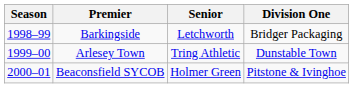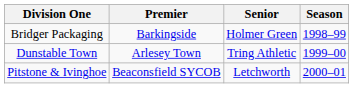columns swapped: (29, 14) <-> (296, 14)
(206, 33) Letchworth -> (262, 33) Holmer Green
(206, 72) Holmer Green -> (262, 72) Letchworth
